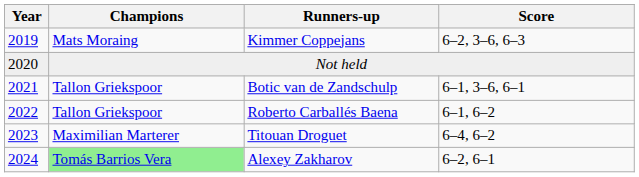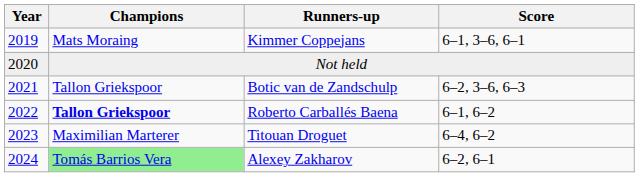(484, 40) 6–2, 3–6, 6–3 -> (484, 40) 6–1, 3–6, 6–1
(484, 87) 6–1, 3–6, 6–1 -> (484, 87) 6–2, 3–6, 6–3
(107, 111) normal -> (111, 111) bold
